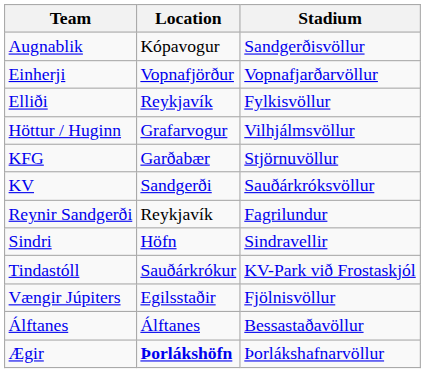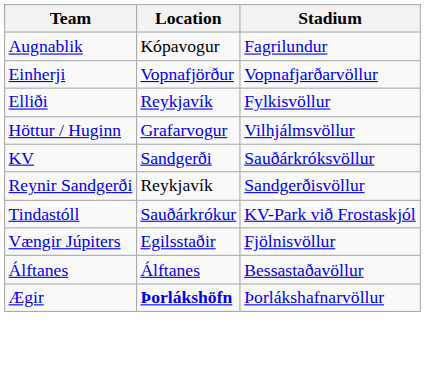(304, 46) Sandgerðisvöllur -> (286, 46) Fagrilundur
- row: (26, 158)
(286, 213) Fagrilundur -> (304, 185) Sandgerðisvöllur
- row: (30, 241)
